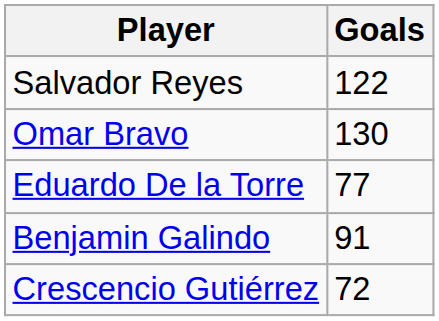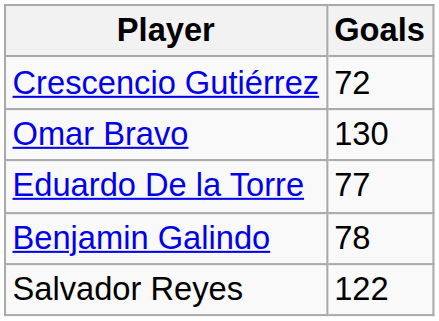rows swapped: (128, 82) <-> (166, 289)
(352, 237) 91 -> (352, 237) 78
